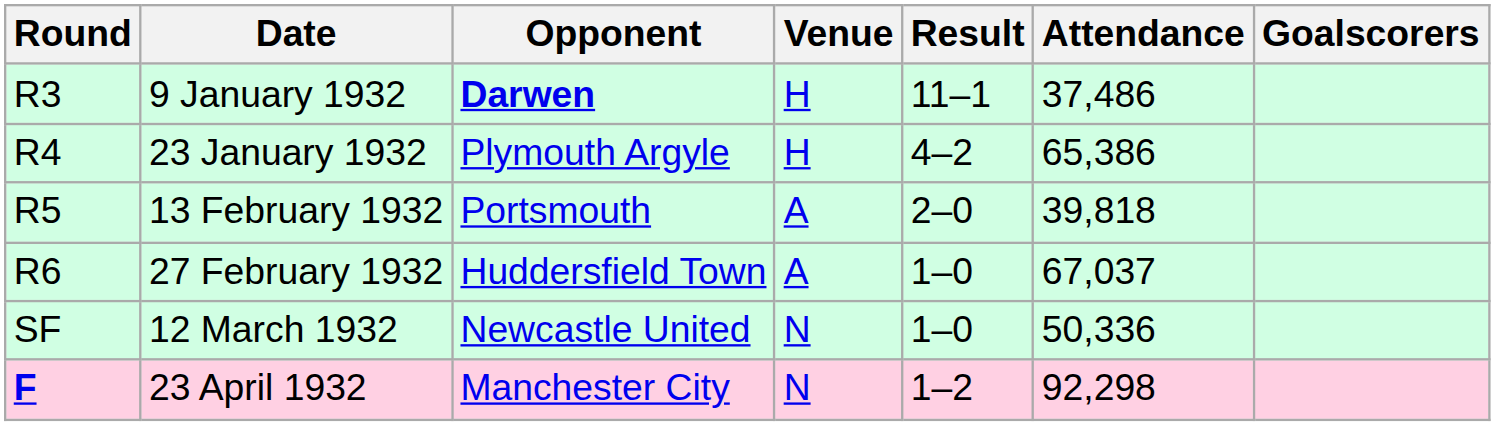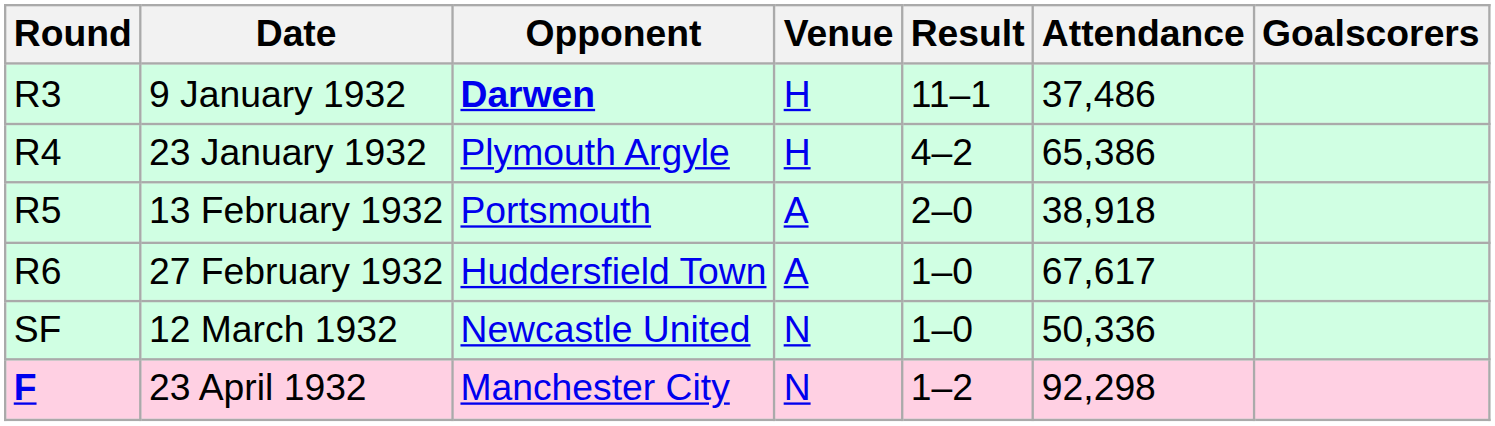(1099, 211) 39,818 -> (1099, 211) 38,918
(1099, 270) 67,037 -> (1099, 270) 67,617
